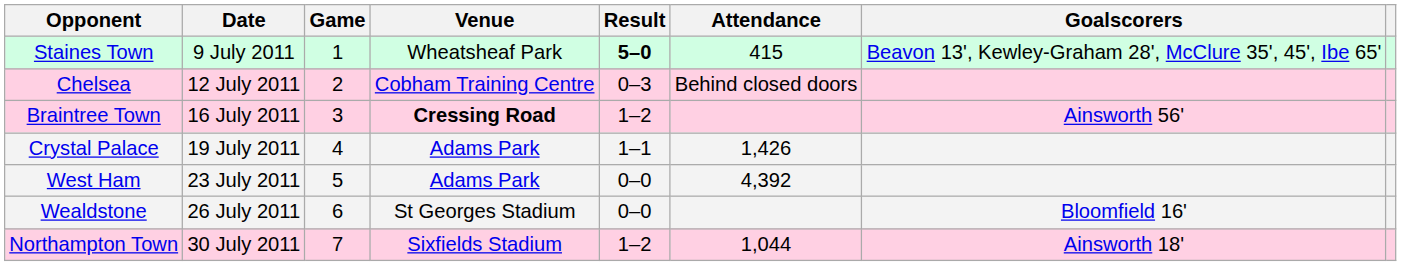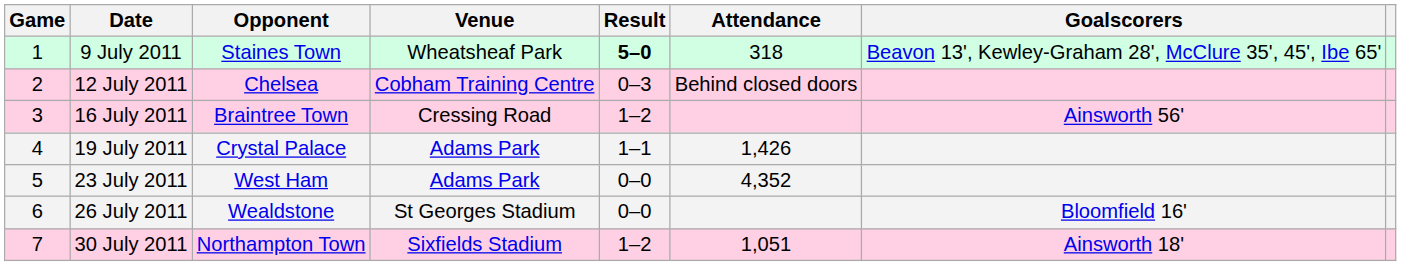columns swapped: (338, 20) <-> (94, 20)
(766, 52) 415 -> (766, 52) 318
(485, 116) bold -> (485, 116) normal
(766, 180) 4,392 -> (766, 180) 4,352
(766, 244) 1,044 -> (766, 244) 1,051
